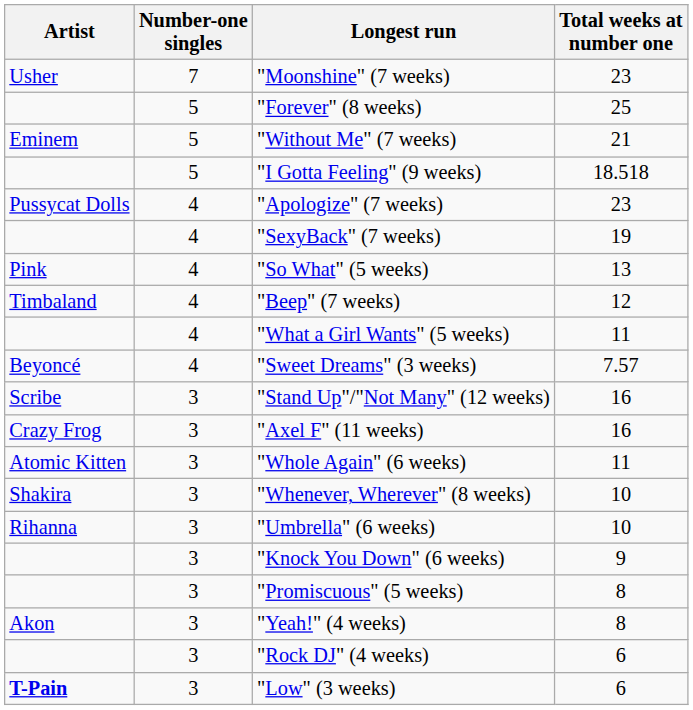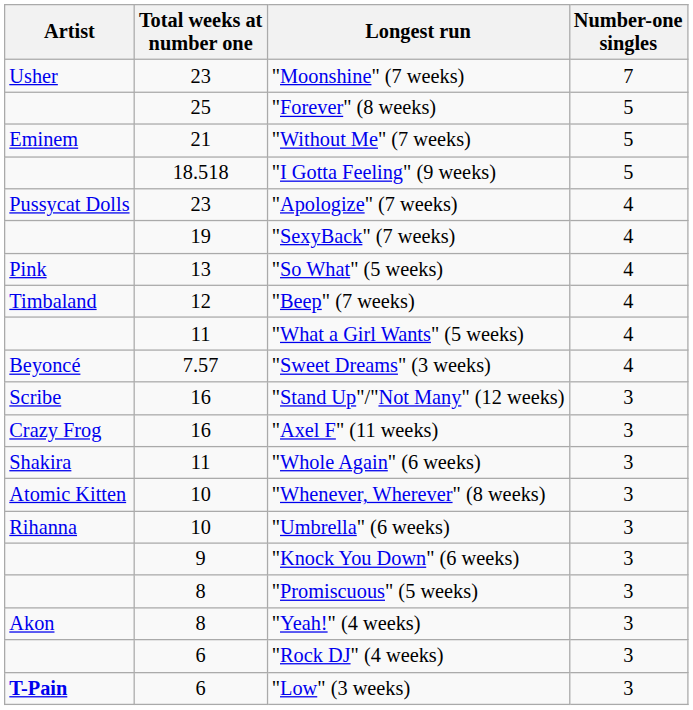columns swapped: (193, 32) <-> (621, 32)
(68, 462) Atomic Kitten -> (40, 462) Shakira
(40, 494) Shakira -> (68, 494) Atomic Kitten
